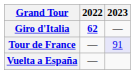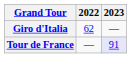(92, 28) bold -> (89, 28) normal
- row: (42, 61)
